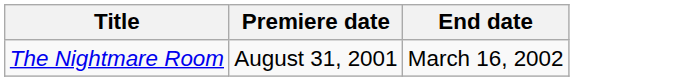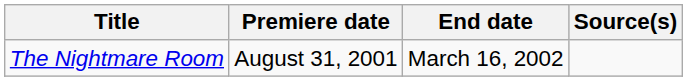+ column: (625, 22)
